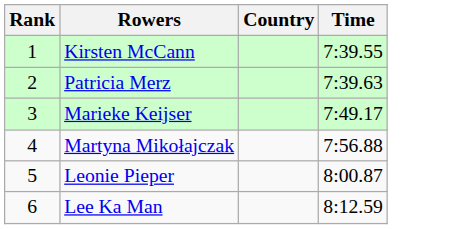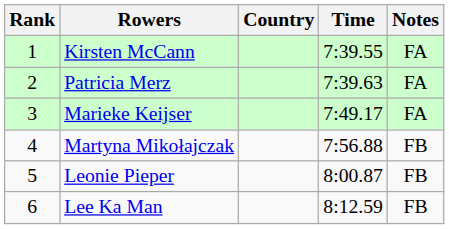+ column: (416, 20)
